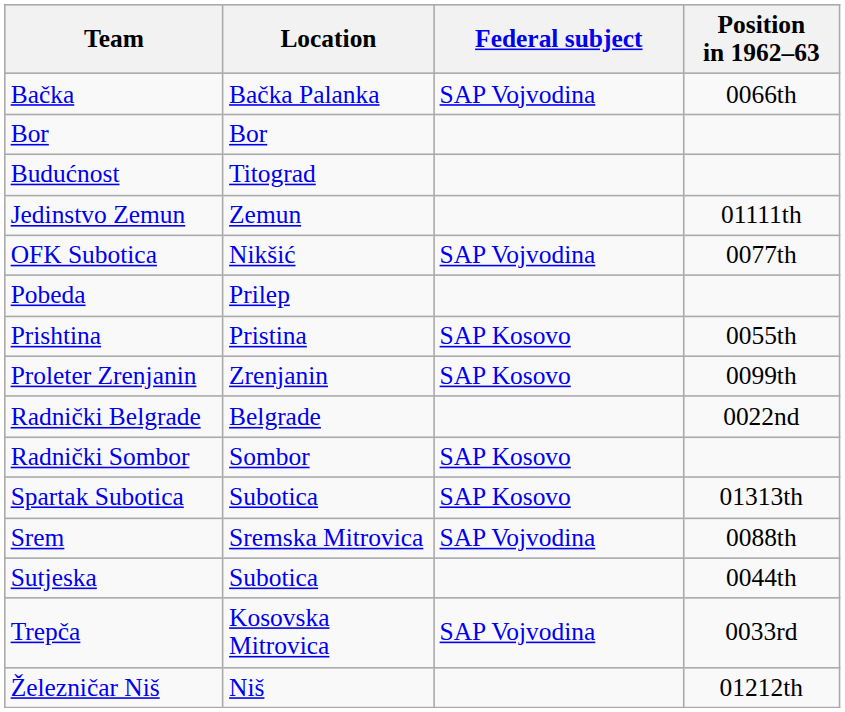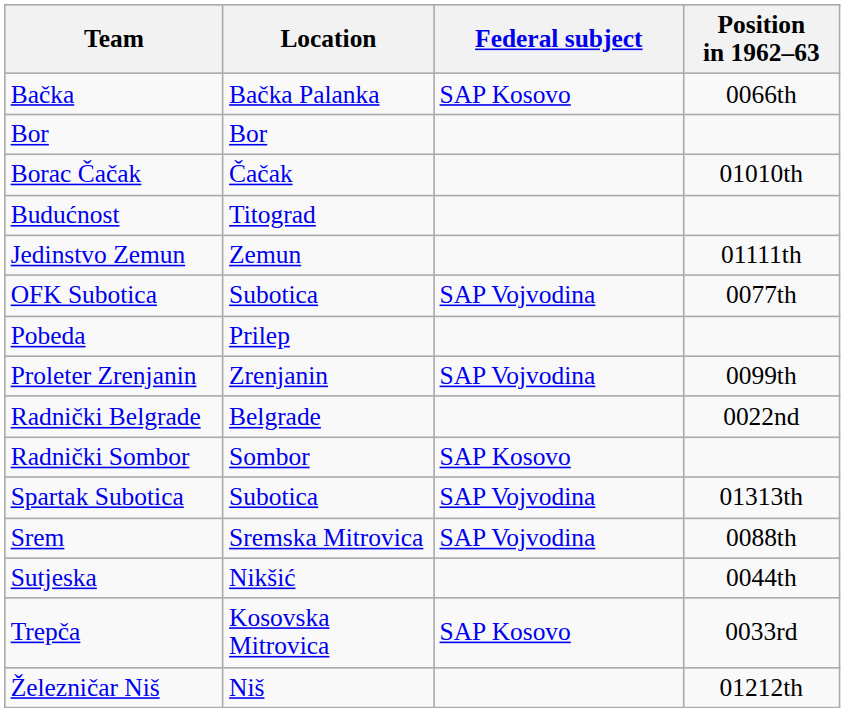(517, 93) SAP Vojvodina -> (505, 93) SAP Kosovo
+ row: (76, 174)
(262, 255) Nikšić -> (274, 295) Subotica
- row: (56, 335)
(505, 376) SAP Kosovo -> (517, 376) SAP Vojvodina
(505, 497) SAP Kosovo -> (517, 497) SAP Vojvodina
(274, 577) Subotica -> (262, 577) Nikšić
(517, 632) SAP Vojvodina -> (505, 632) SAP Kosovo
